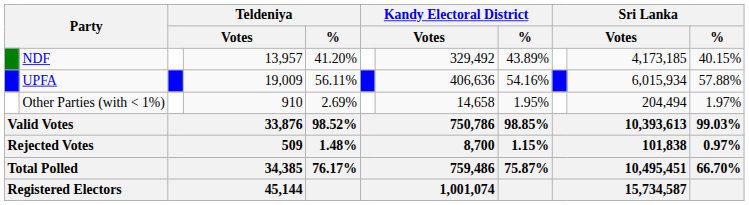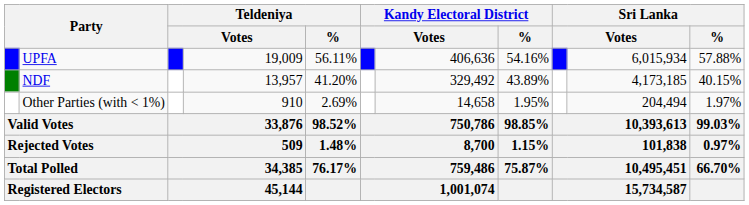rows swapped: (40, 80) <-> (36, 59)
